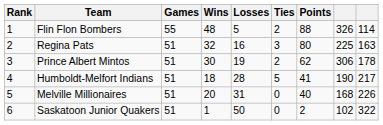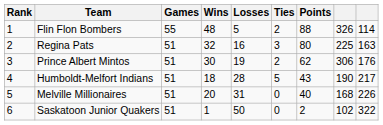(367, 62) 178 -> (367, 62) 176
(305, 78) 41 -> (305, 78) 43
